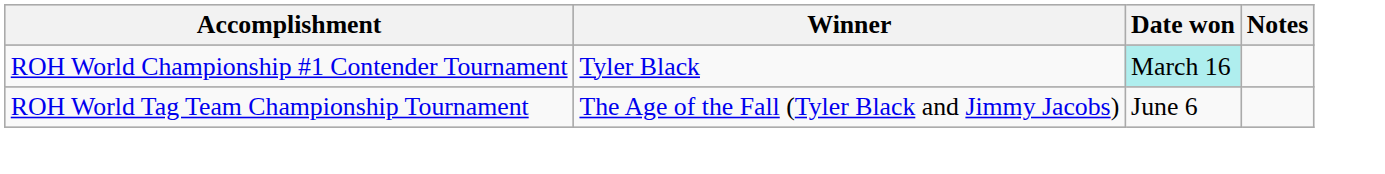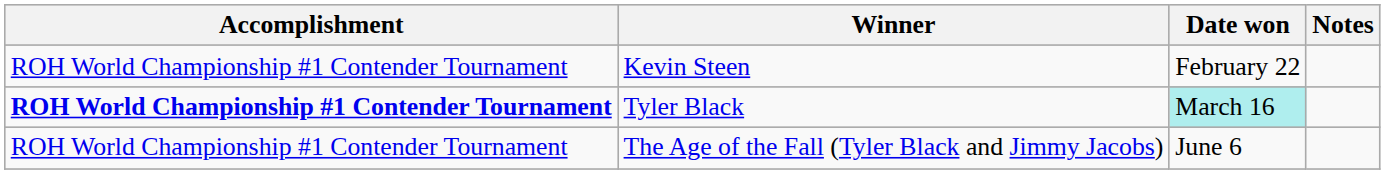+ row: (687, 65)
(289, 65) normal -> (311, 106) bold
(270, 106) ROH World Tag Team Championship Tournament -> (289, 147) ROH World Championship #1 Contender Tournament
